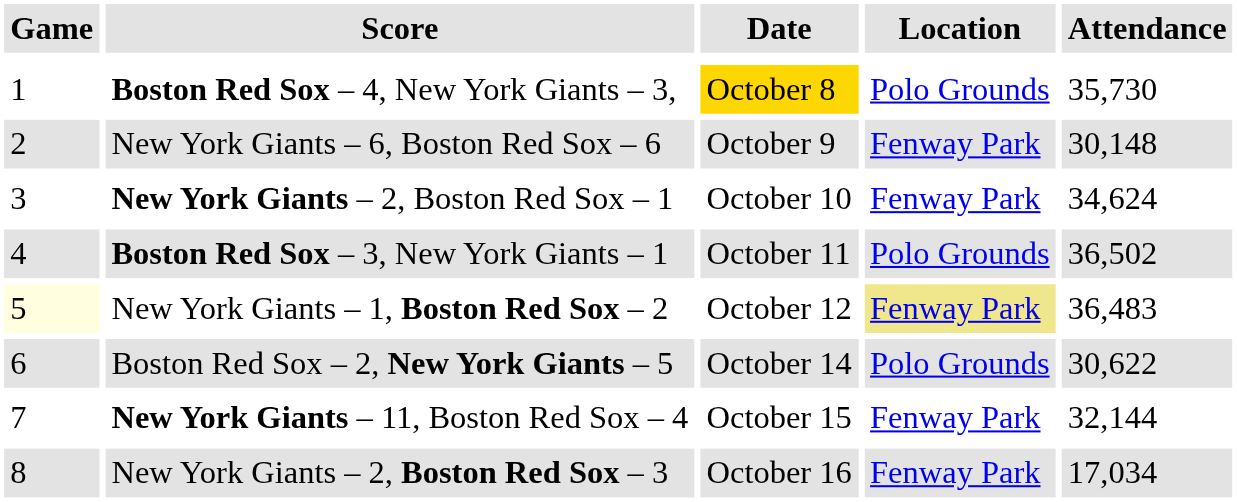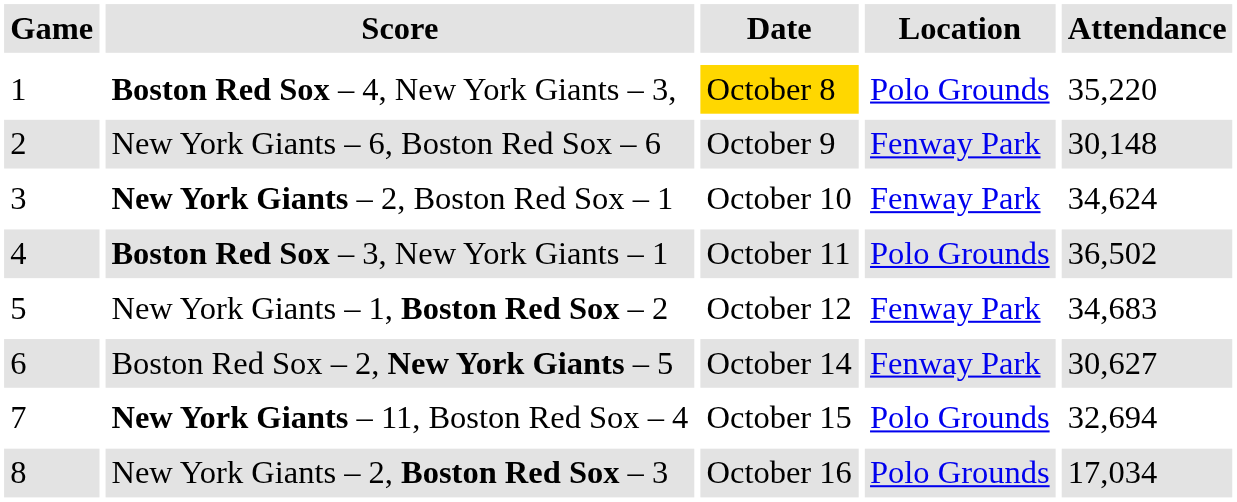(1113, 88) 35,730 -> (1113, 88) 35,220
(18, 308) lightyellow background -> (18, 308) no background
(955, 308) khaki background -> (955, 308) no background
(1113, 308) 36,483 -> (1113, 308) 34,683
(960, 362) Polo Grounds -> (955, 362) Fenway Park
(1113, 362) 30,622 -> (1113, 362) 30,627
(955, 417) Fenway Park -> (960, 417) Polo Grounds
(1113, 417) 32,144 -> (1113, 417) 32,694
(955, 472) Fenway Park -> (960, 472) Polo Grounds
